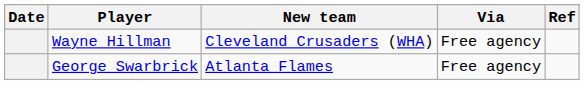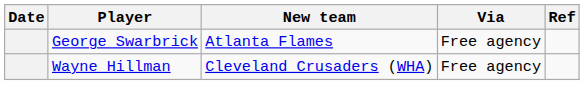rows swapped: (111, 42) <-> (125, 67)
